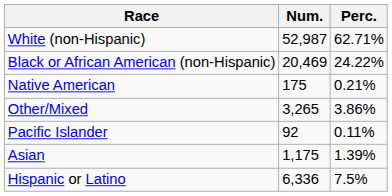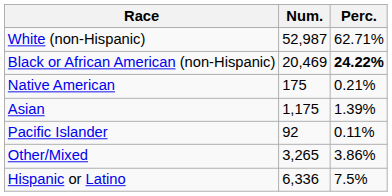(359, 62) normal -> (359, 62) bold
rows swapped: (26, 156) <-> (48, 109)
